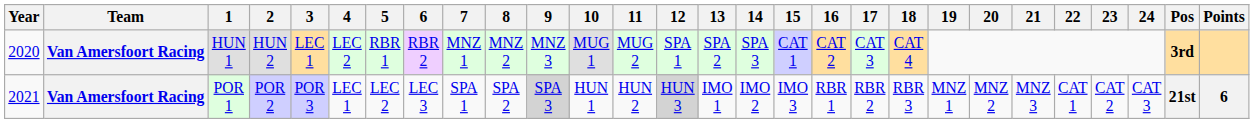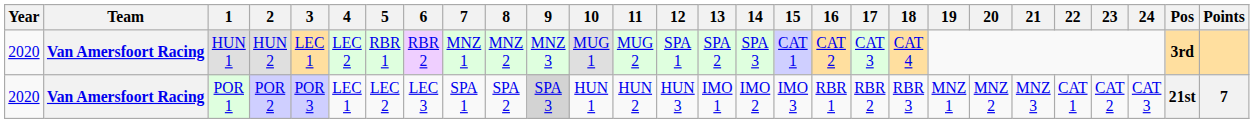(24, 96) 2021 -> (24, 96) 2020
(678, 96) lightgrey background -> (678, 96) no background
(1224, 96) 6 -> (1224, 96) 7
